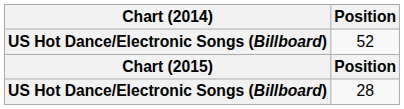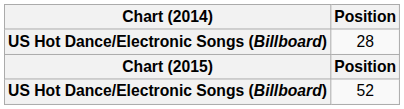rows swapped: (365, 41) <-> (365, 91)
